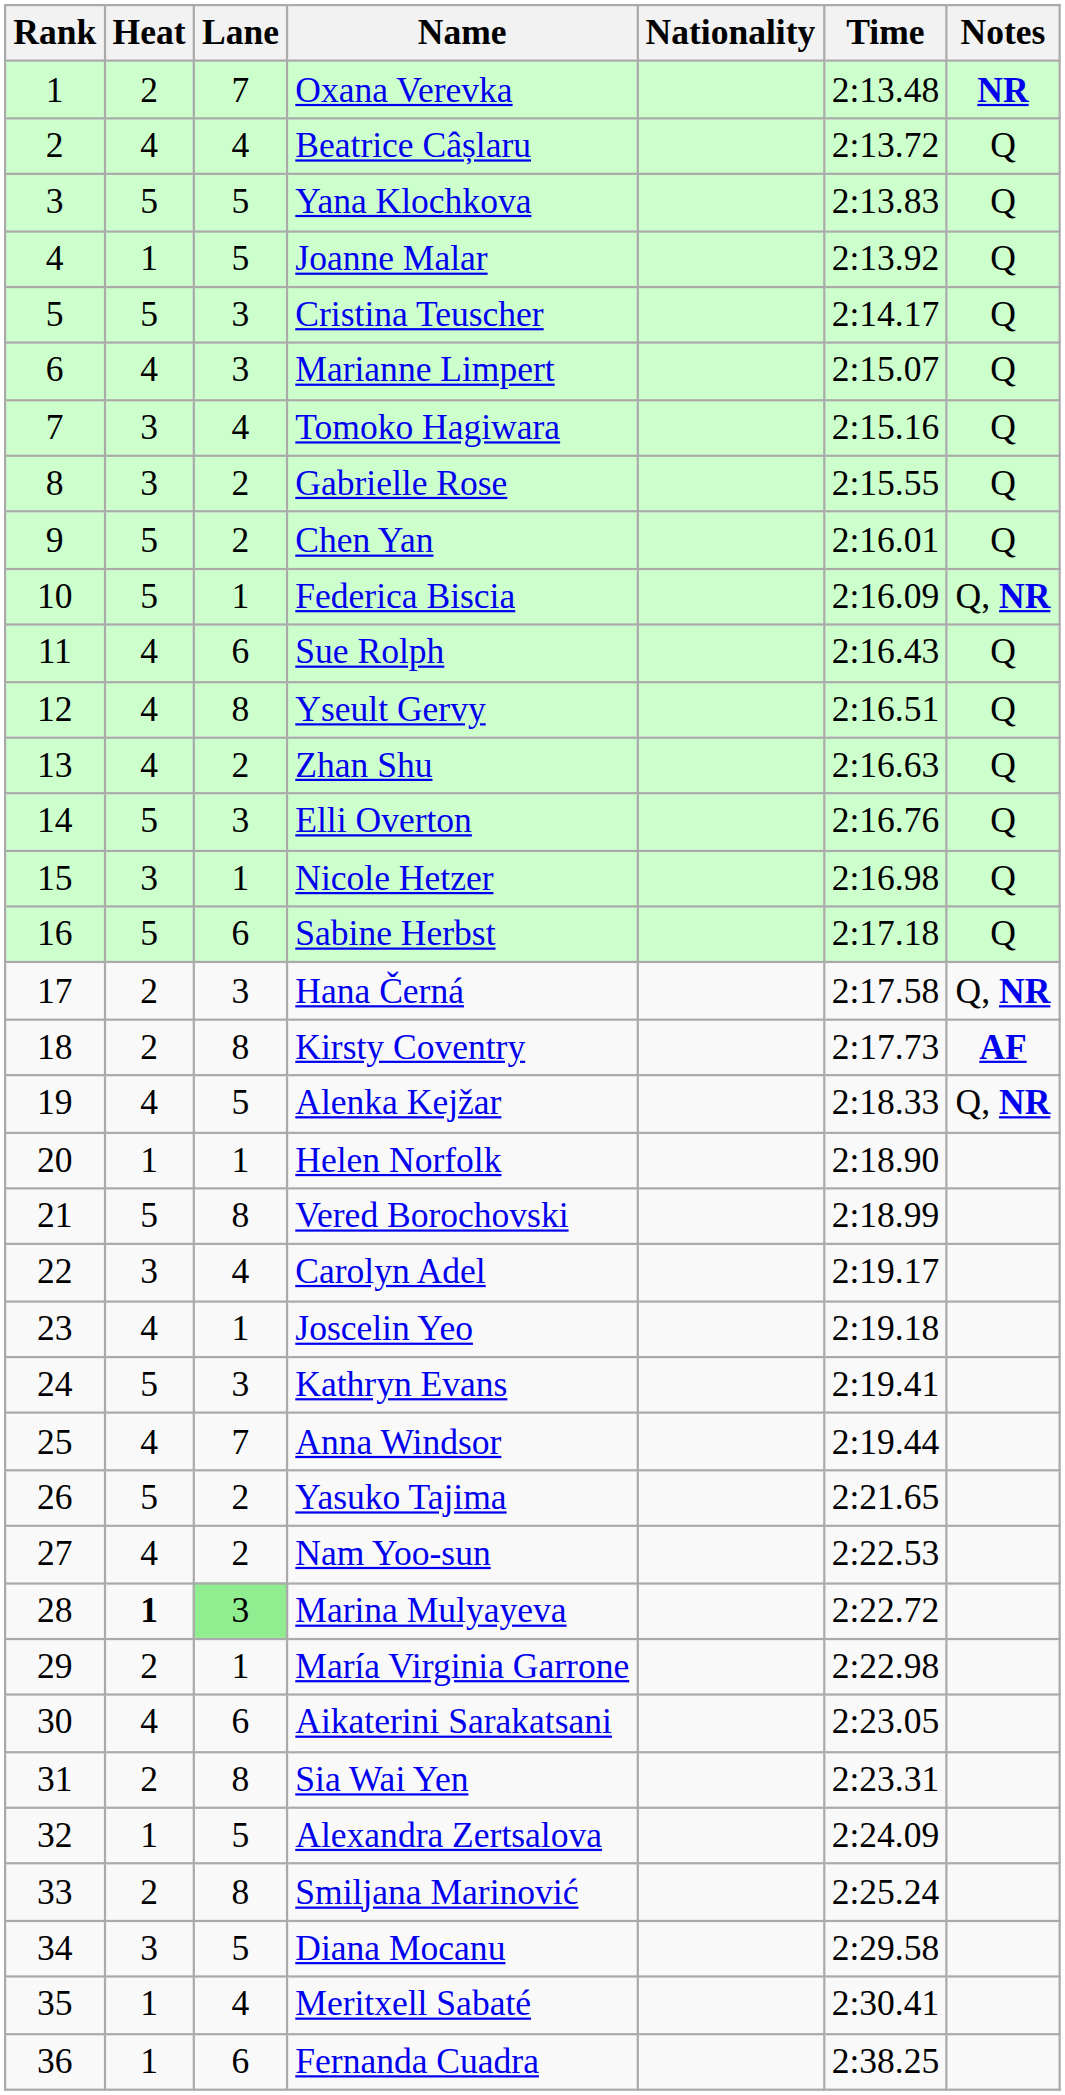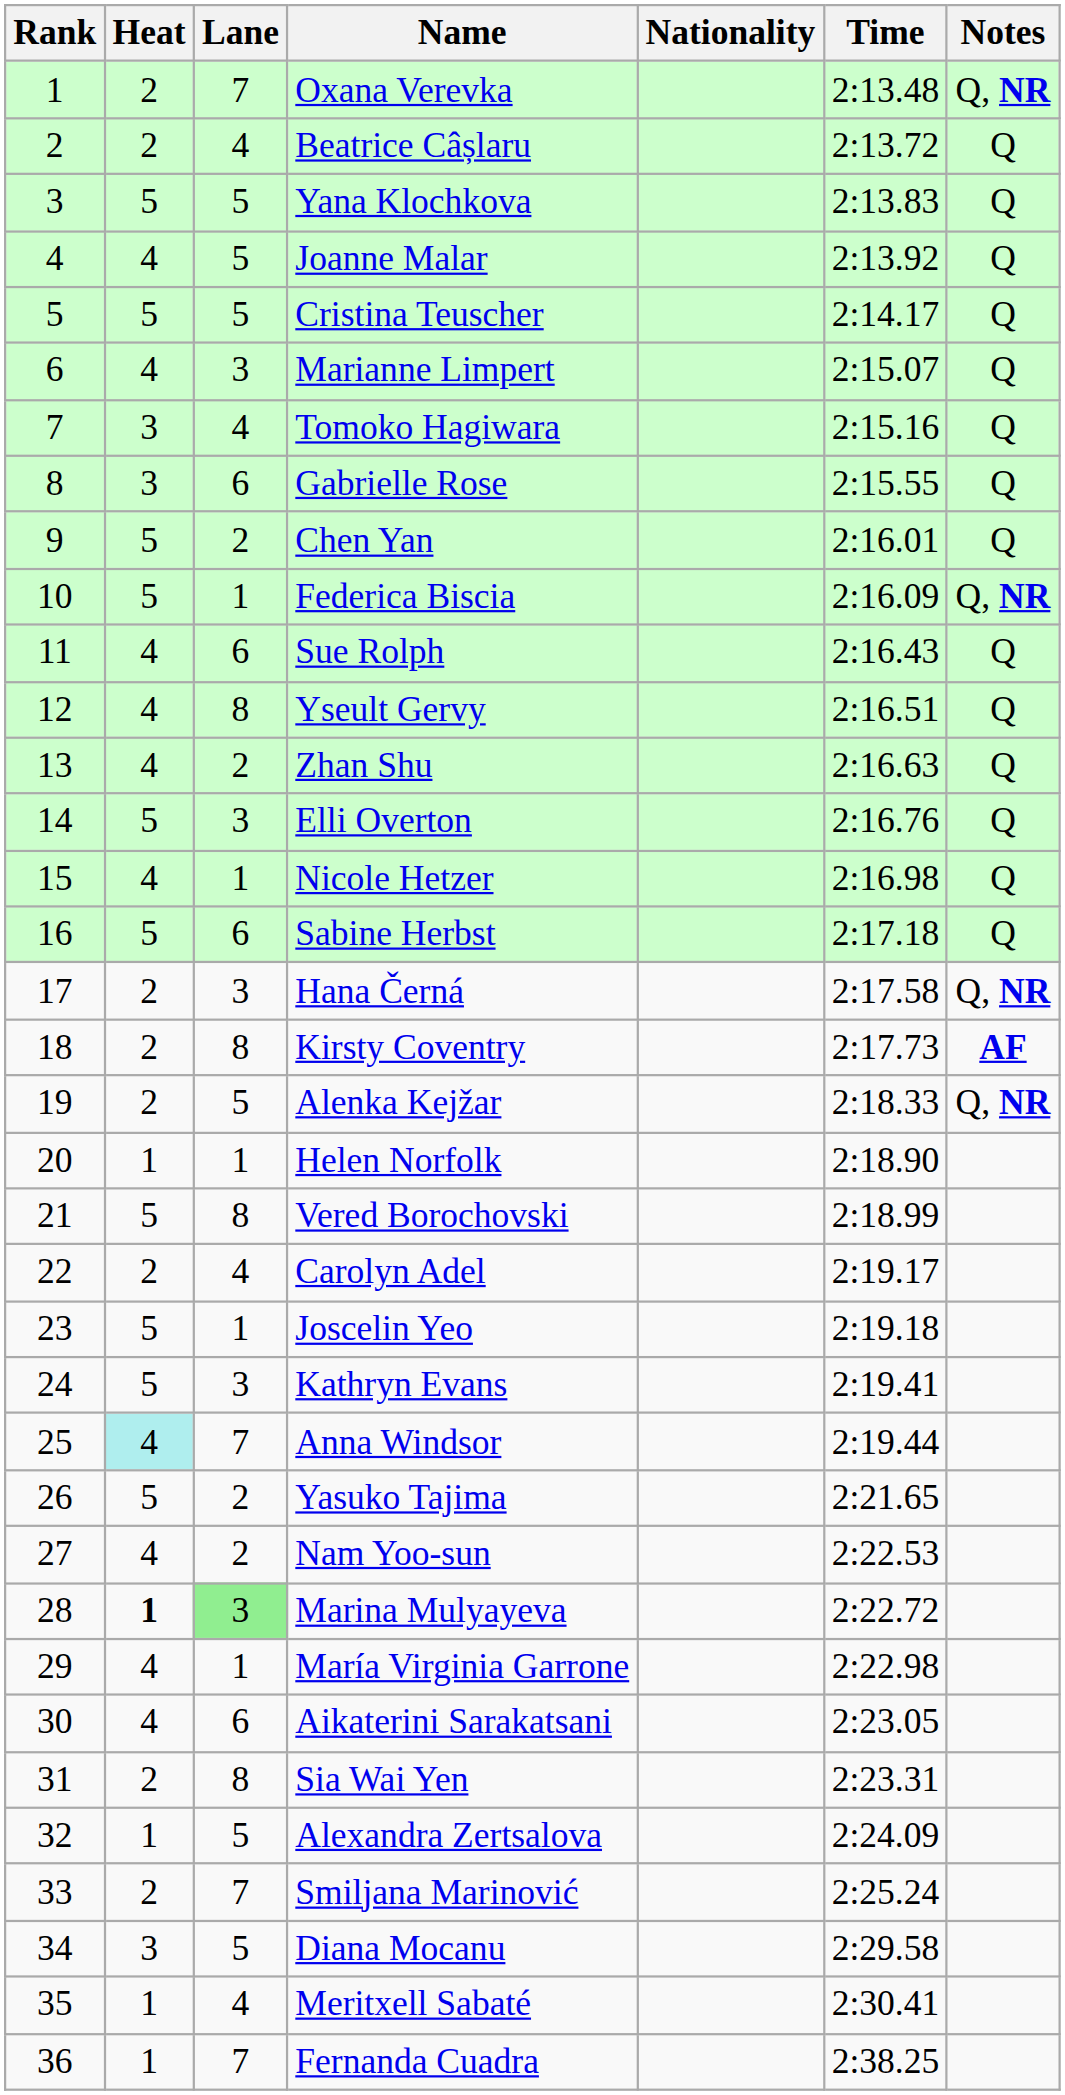(1003, 88) NR -> (1003, 88) Q, NR
(149, 145) 4 -> (149, 145) 2
(149, 257) 1 -> (149, 257) 4
(240, 314) 3 -> (240, 314) 5
(240, 483) 2 -> (240, 483) 6
(149, 877) 3 -> (149, 877) 4
(149, 1102) 4 -> (149, 1102) 2
(149, 1271) 3 -> (149, 1271) 2
(149, 1328) 4 -> (149, 1328) 5
(149, 1440) no background -> (149, 1440) paleturquoise background
(149, 1666) 2 -> (149, 1666) 4
(240, 1891) 8 -> (240, 1891) 7
(240, 2060) 6 -> (240, 2060) 7
